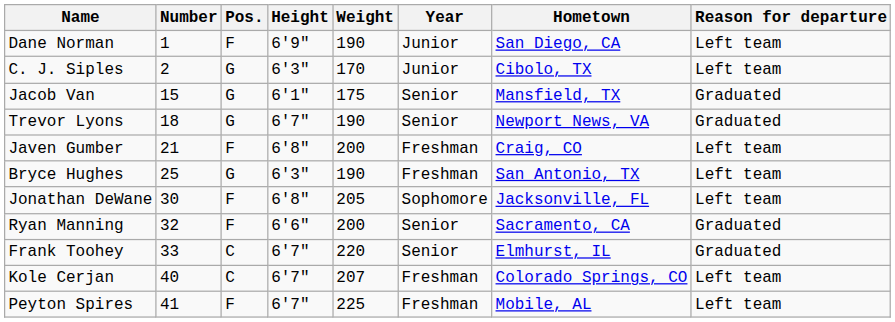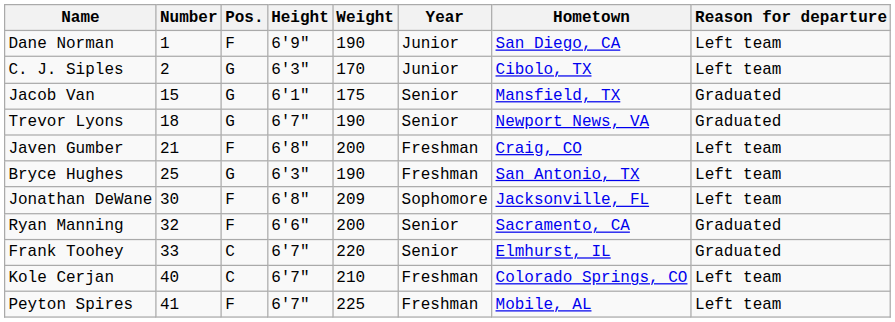(351, 200) 205 -> (351, 200) 209
(351, 278) 207 -> (351, 278) 210
